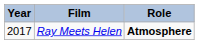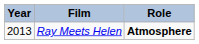(19, 31) 2017 -> (19, 31) 2013
